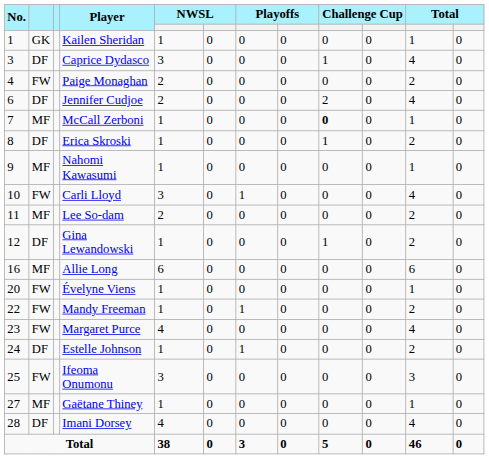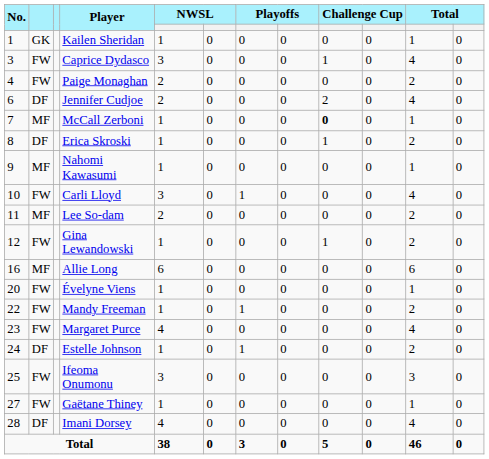(40, 60) DF -> (41, 60) FW
(40, 242) DF -> (41, 242) FW
(41, 403) MF -> (41, 403) FW
